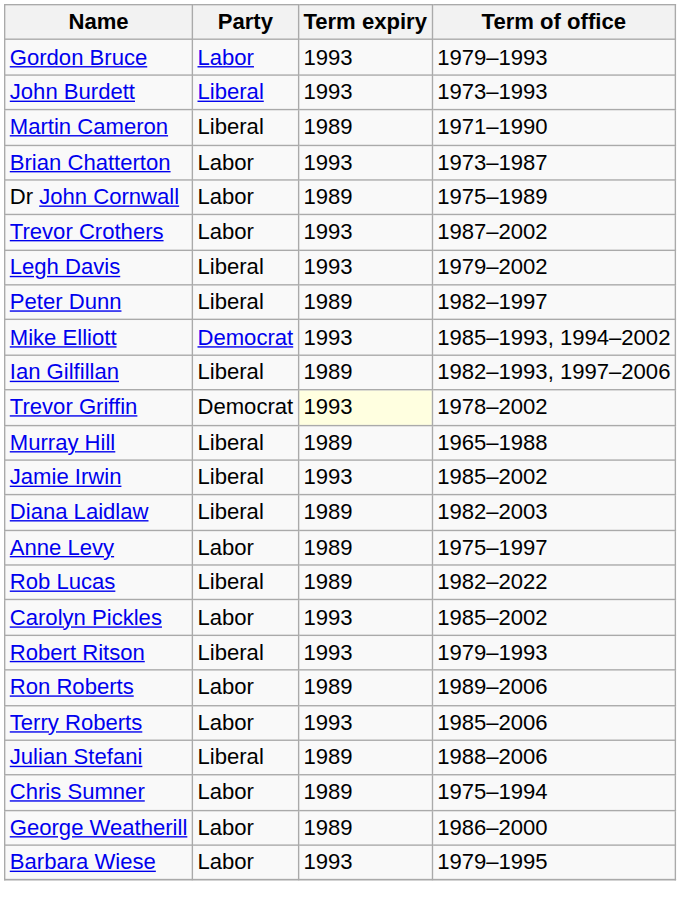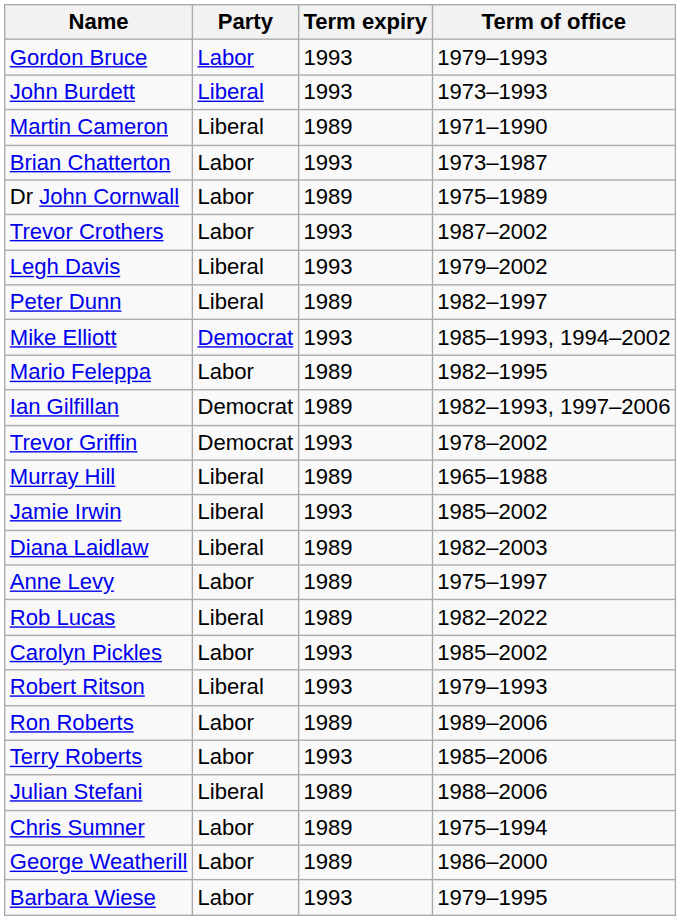+ row: (80, 372)
(231, 372) Liberal -> (245, 407) Democrat
(328, 407) lightyellow background -> (328, 442) no background
